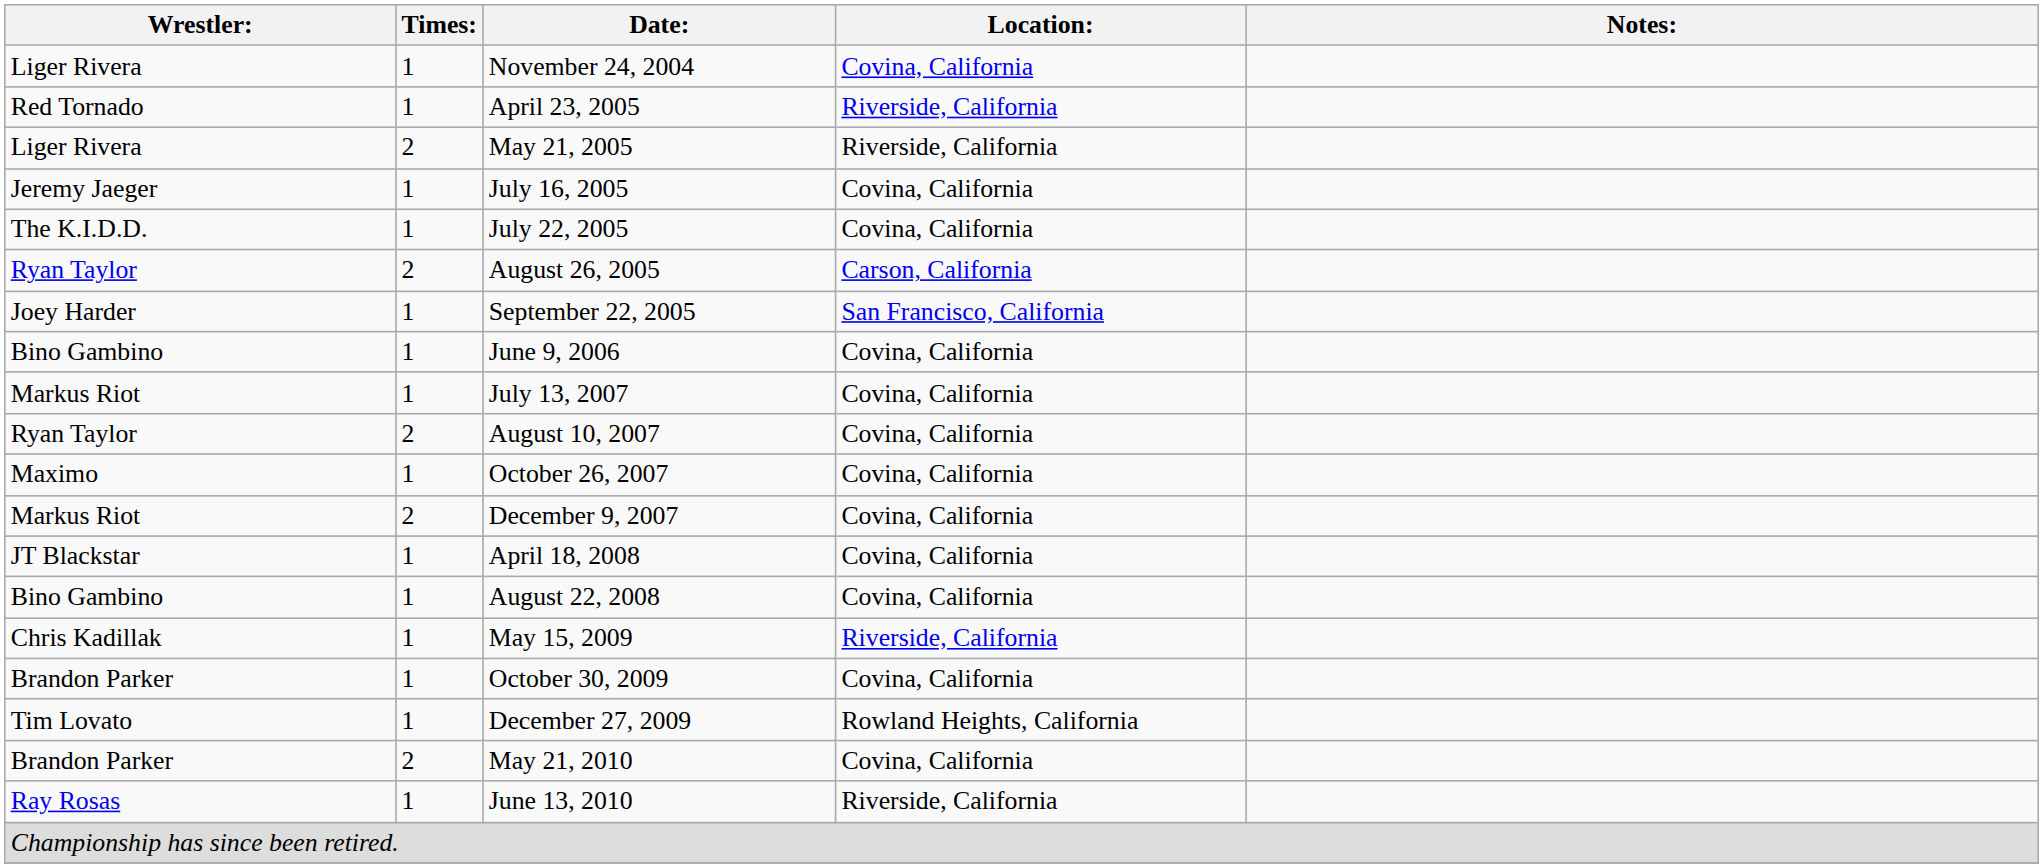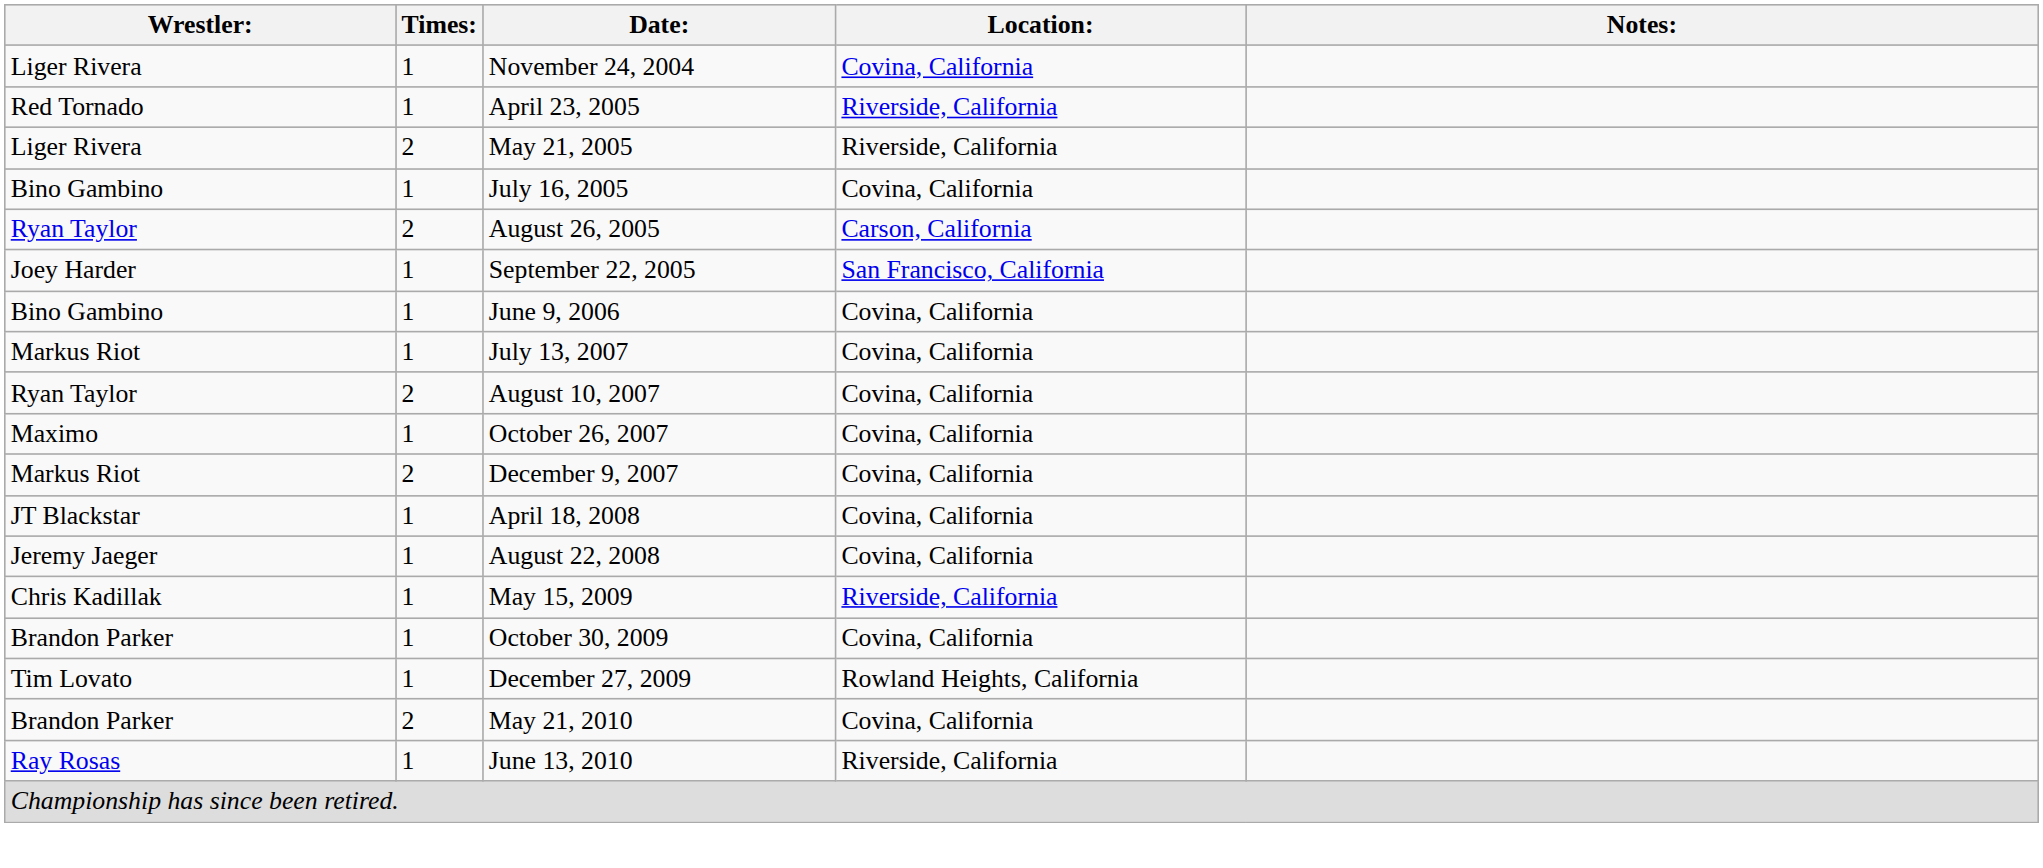(84, 188) Jeremy Jaeger -> (87, 188) Bino Gambino
- row: (559, 229)
(87, 596) Bino Gambino -> (84, 556) Jeremy Jaeger
